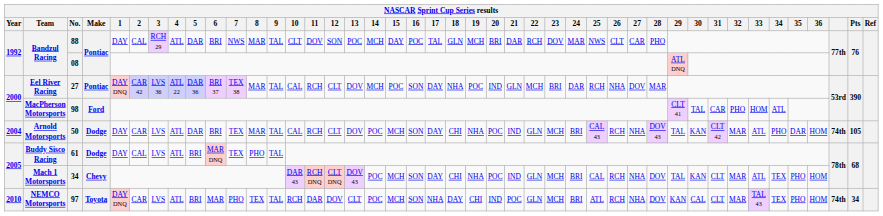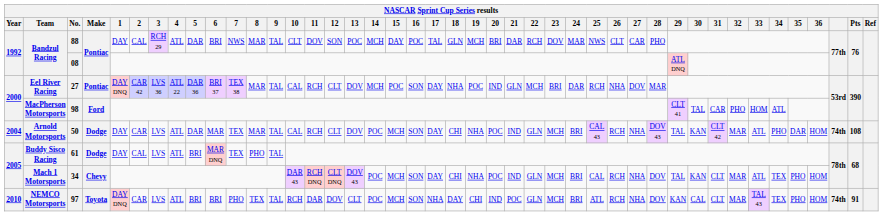(215, 132) BRI -> (216, 132) MAR
(855, 132) 105 -> (855, 132) 108
(216, 199) MAR -> (215, 199) BRI
(855, 199) 34 -> (855, 199) 91
